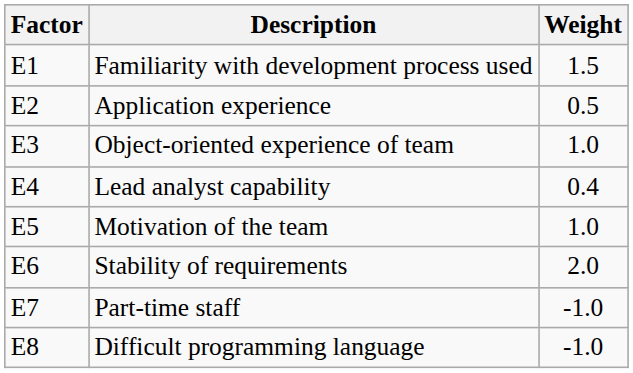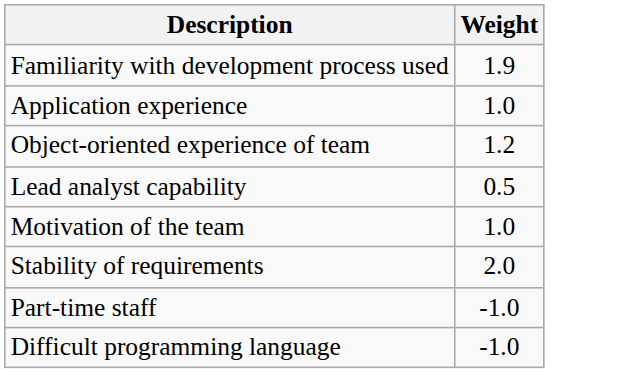- column: (47, 24)
(583, 65) 1.5 -> (499, 65) 1.9
(583, 105) 0.5 -> (499, 105) 1.0
(583, 145) 1.0 -> (499, 145) 1.2
(583, 186) 0.4 -> (499, 186) 0.5
